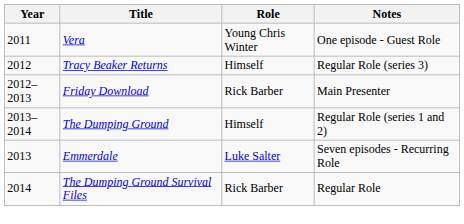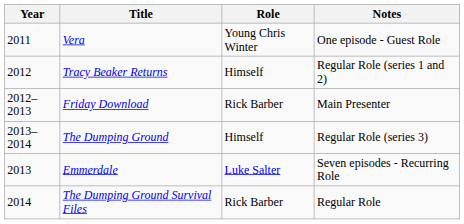(373, 65) Regular Role (series 3) -> (381, 72) Regular Role (series 1 and 2)
(381, 123) Regular Role (series 1 and 2) -> (373, 137) Regular Role (series 3)
